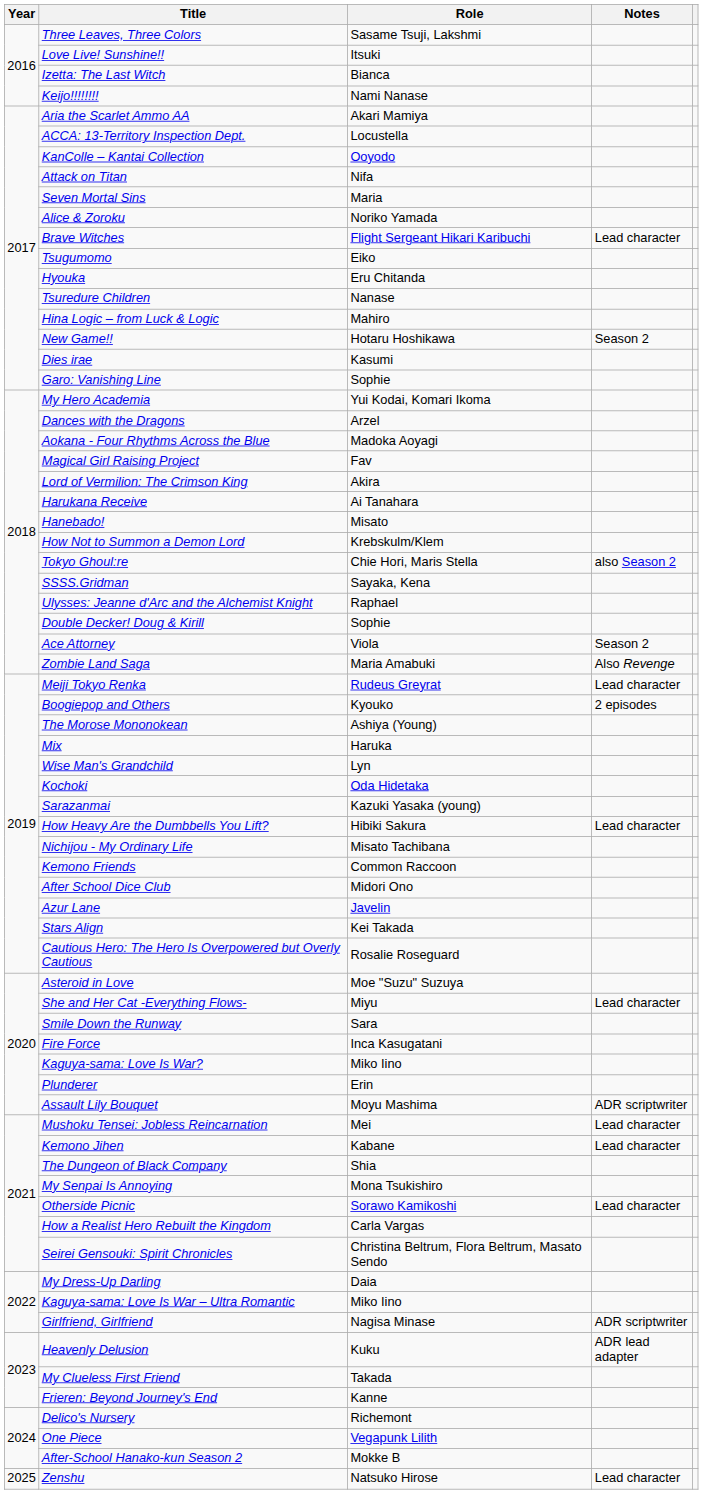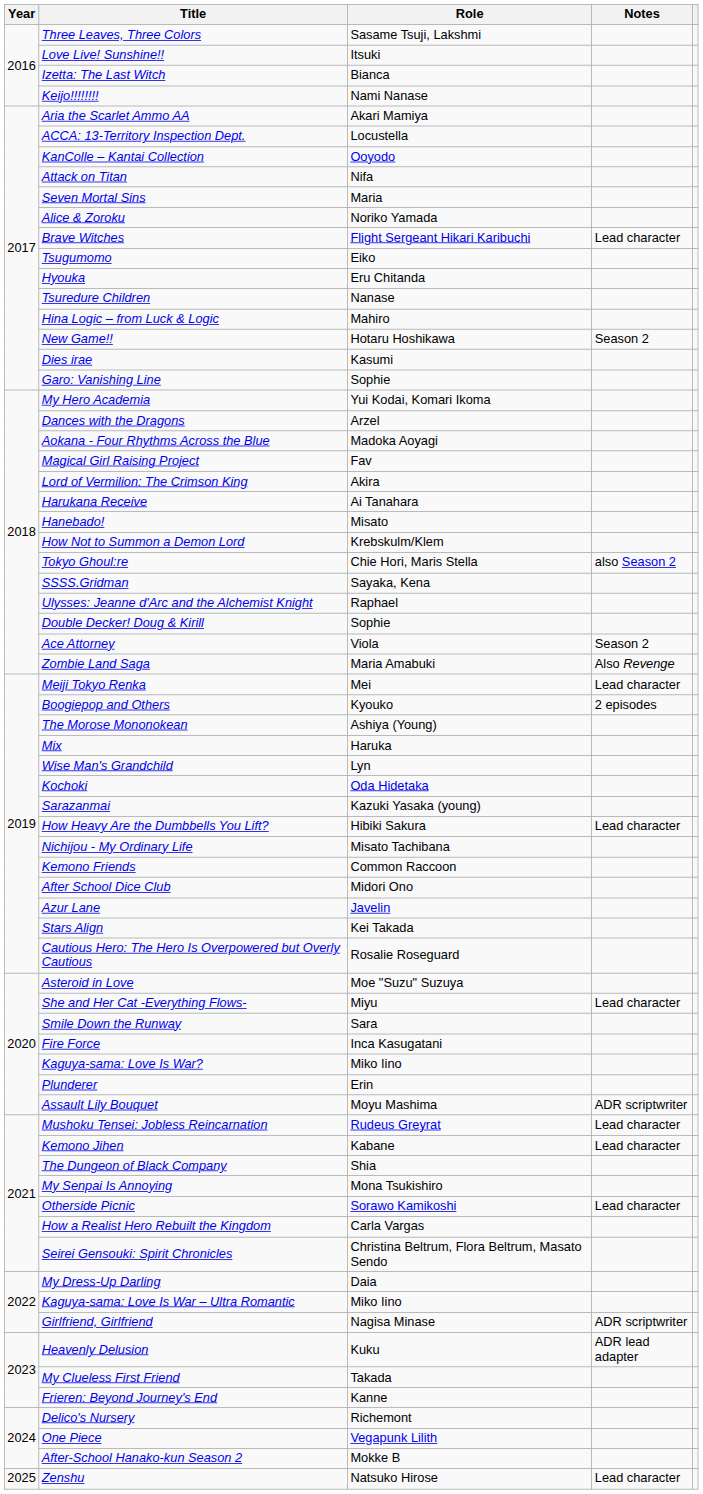(396, 684) Rudeus Greyrat -> (361, 684) Mei
(361, 1125) Mei -> (396, 1125) Rudeus Greyrat
